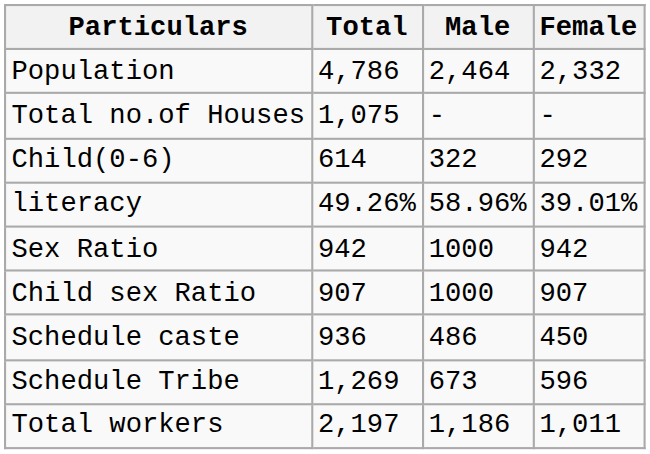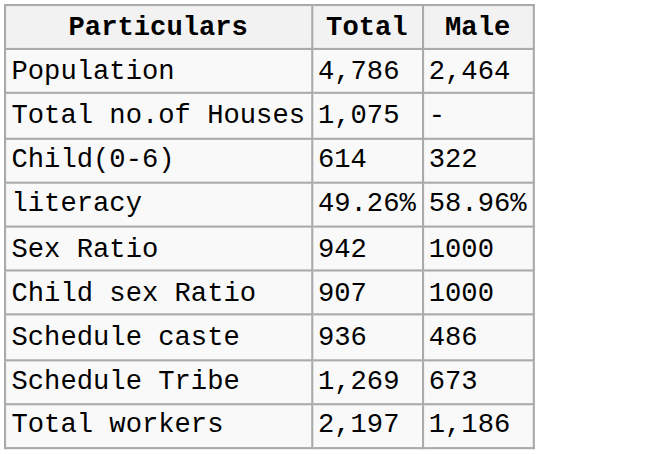- column: (588, 27)
